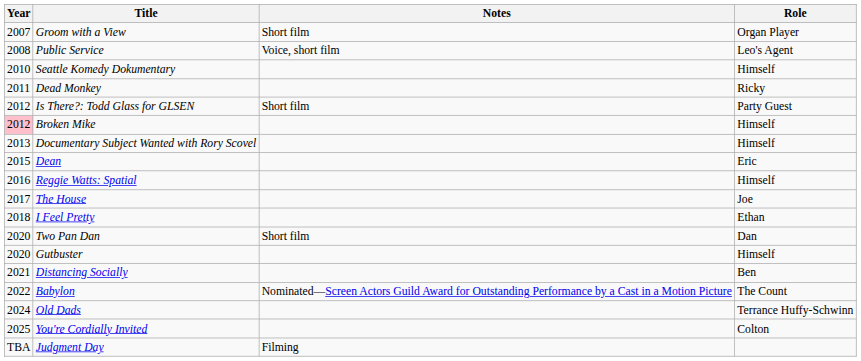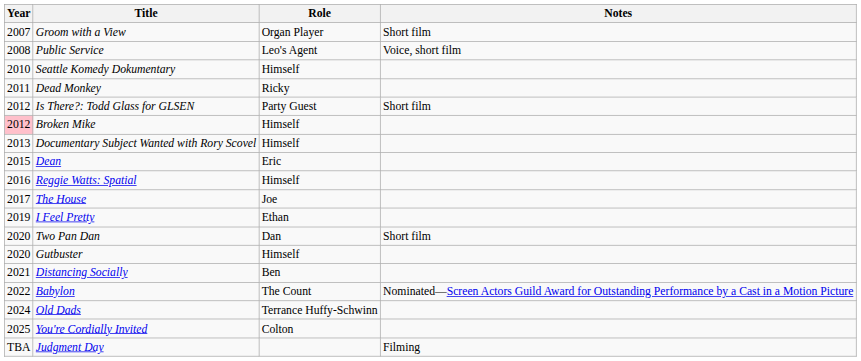columns swapped: (795, 13) <-> (497, 13)
(19, 217) 2018 -> (19, 217) 2019
